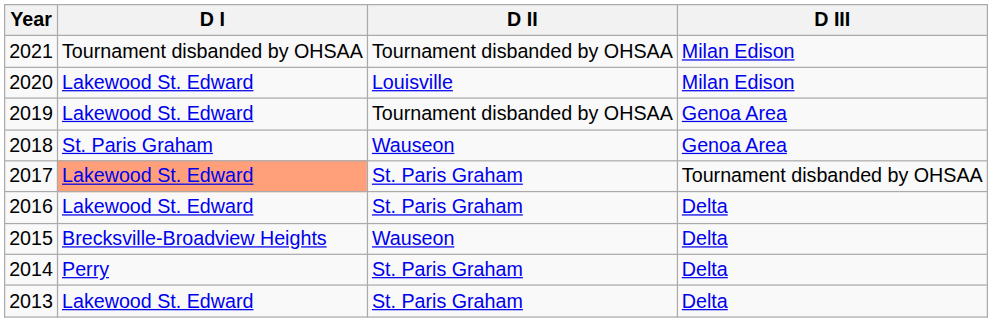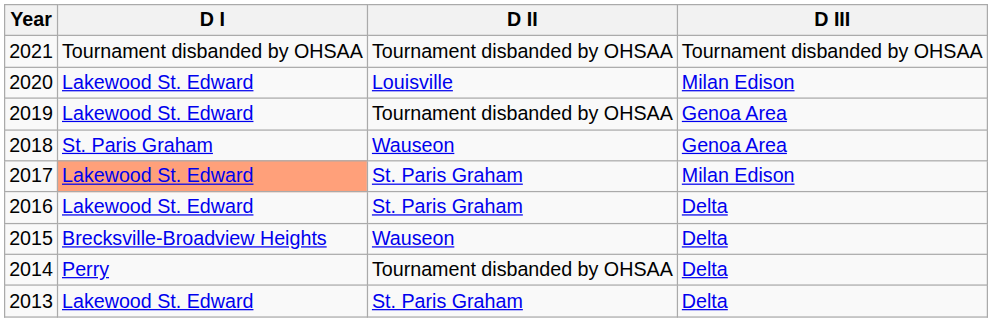(738, 51) Milan Edison -> (832, 51) Tournament disbanded by OHSAA
(832, 176) Tournament disbanded by OHSAA -> (738, 176) Milan Edison
(447, 269) St. Paris Graham -> (522, 269) Tournament disbanded by OHSAA
